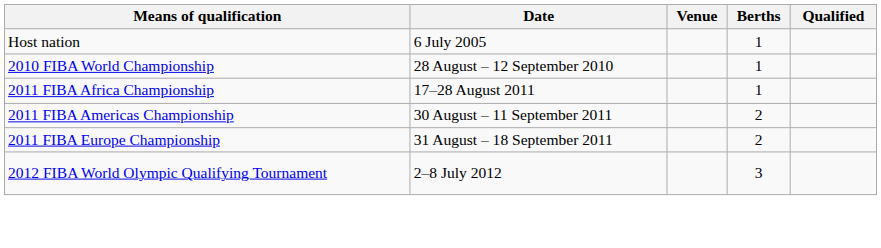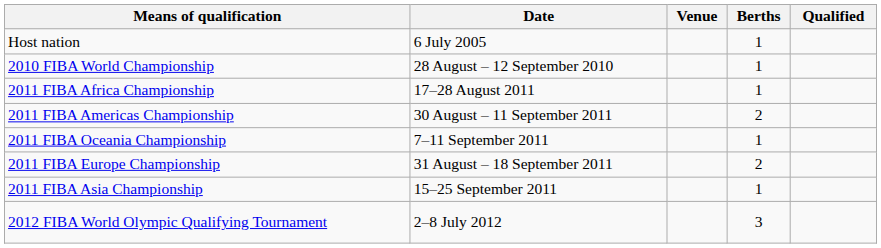+ row: (117, 139)
+ row: (105, 189)
